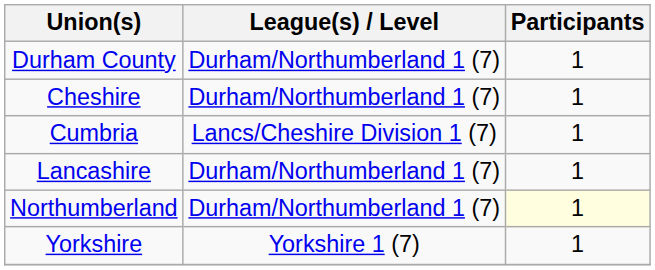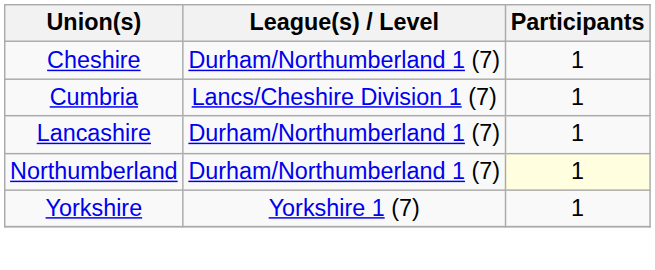- row: (94, 60)
